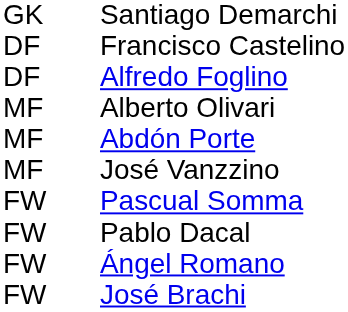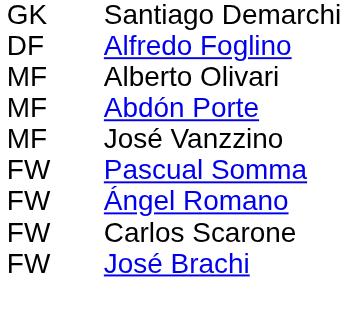- row: (223, 46)
- row: (175, 232)
+ row: (200, 232)
